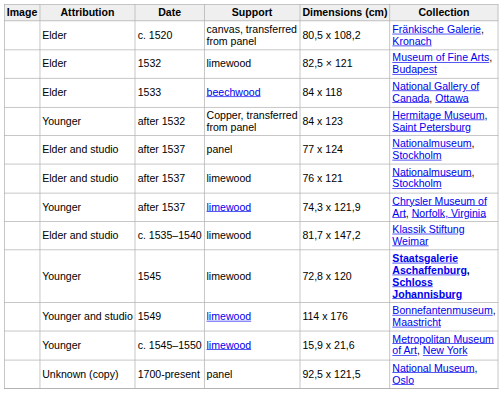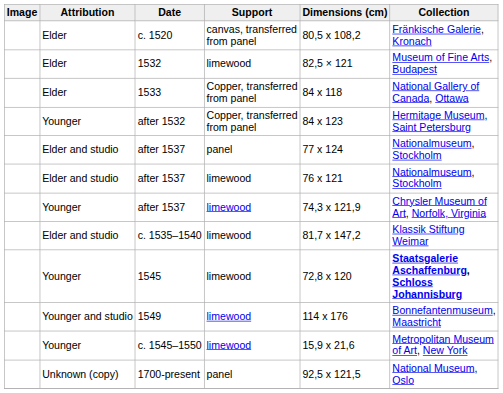(234, 92) beechwood -> (252, 92) Copper, transferred from panel
